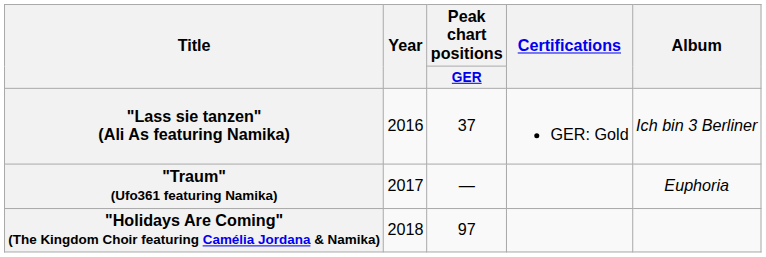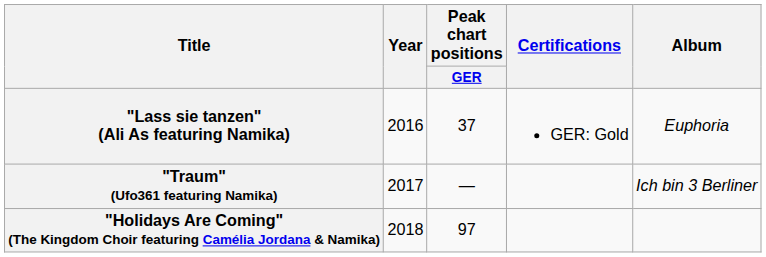(697, 126) Ich bin 3 Berliner -> (697, 126) Euphoria
(697, 186) Euphoria -> (697, 186) Ich bin 3 Berliner
